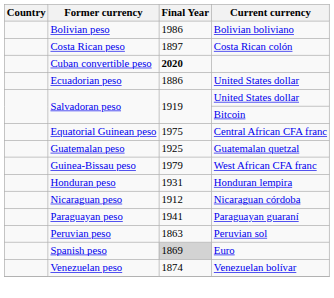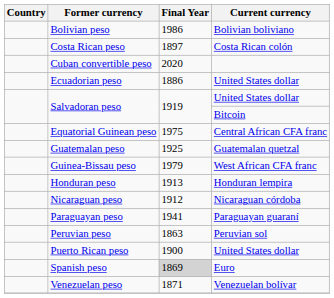(172, 64) bold -> (172, 64) normal
(172, 183) 1931 -> (172, 183) 1913
+ row: (89, 251)
(172, 268) 1874 -> (172, 285) 1871
